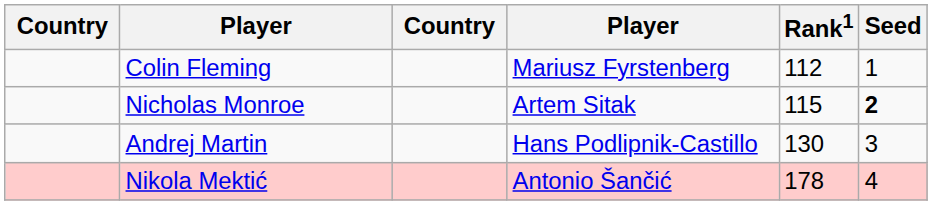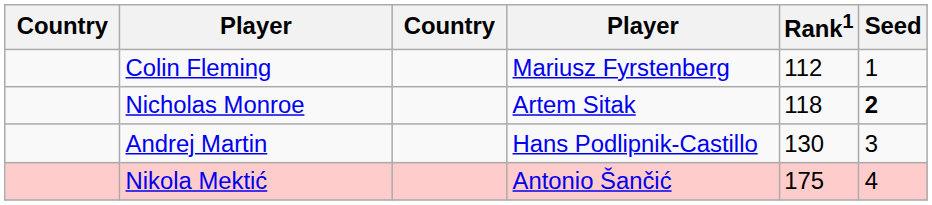(803, 105) 115 -> (803, 105) 118
(804, 181) 178 -> (804, 181) 175
